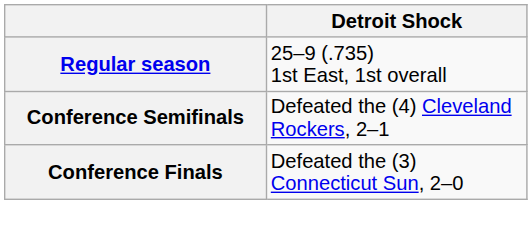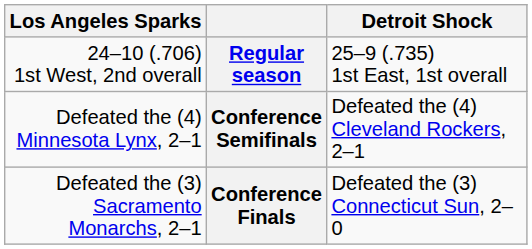+ column: (106, 21)
